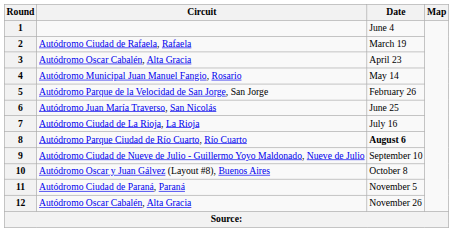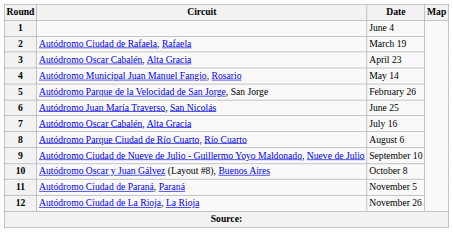(119, 124) Autódromo Ciudad de La Rioja, La Rioja -> (115, 124) Autódromo Oscar Cabalén, Alta Gracia
(388, 140) bold -> (387, 140) normal
(115, 203) Autódromo Oscar Cabalén, Alta Gracia -> (119, 203) Autódromo Ciudad de La Rioja, La Rioja
